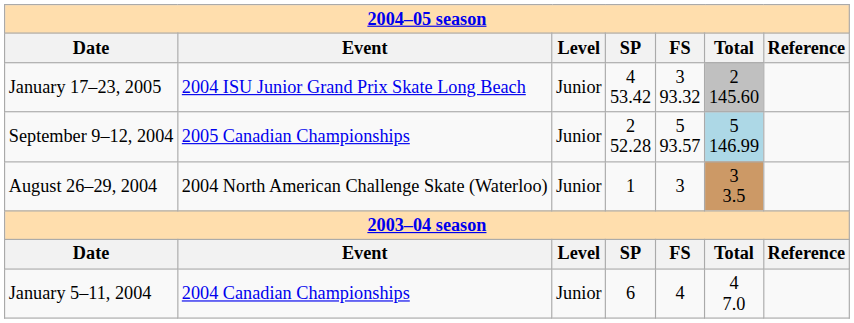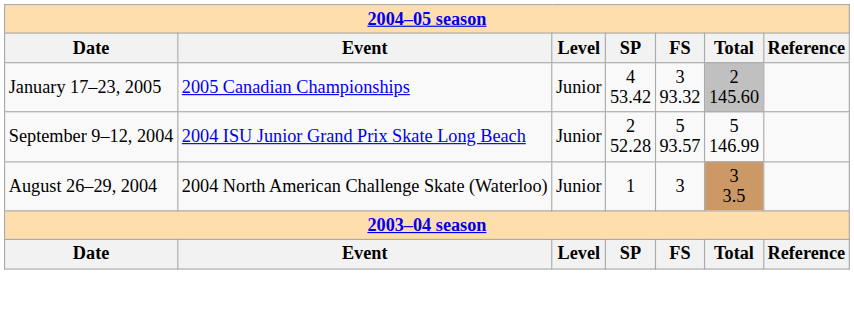(354, 87) 2004 ISU Junior Grand Prix Skate Long Beach -> (296, 87) 2005 Canadian Championships
(296, 136) 2005 Canadian Championships -> (354, 136) 2004 ISU Junior Grand Prix Skate Long Beach
(734, 136) lightblue background -> (734, 136) no background
- row: (80, 293)
